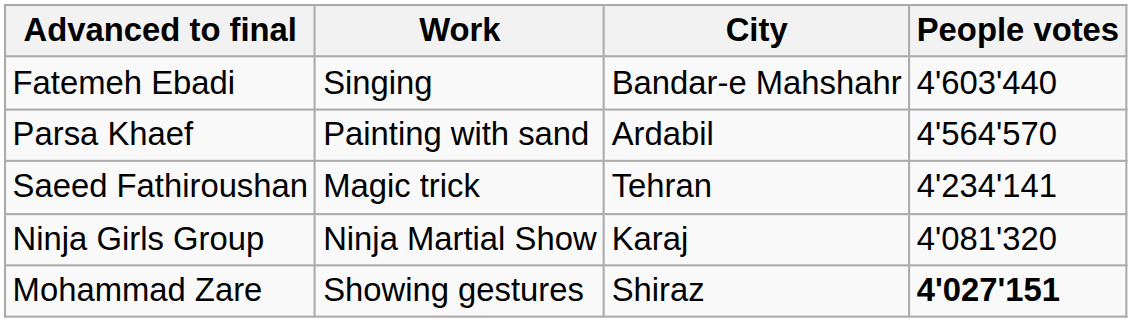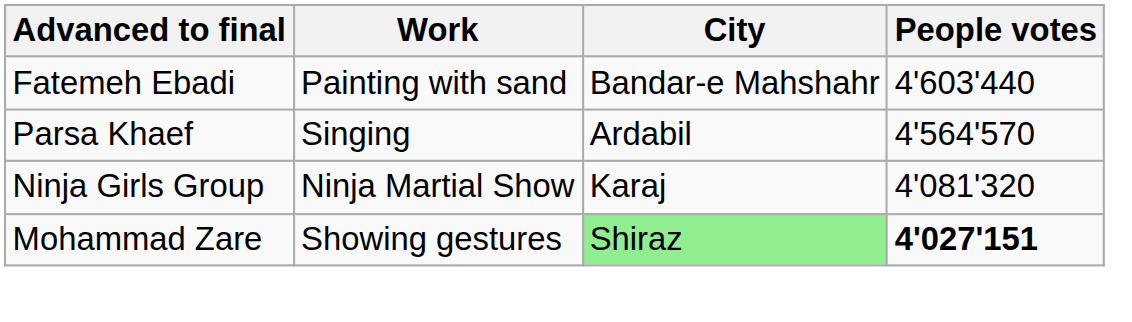(378, 82) Singing -> (434, 82) Painting with sand
(456, 134) Painting with sand -> (356, 134) Singing
- row: (160, 186)
(658, 290) no background -> (636, 238) lightgreen background
